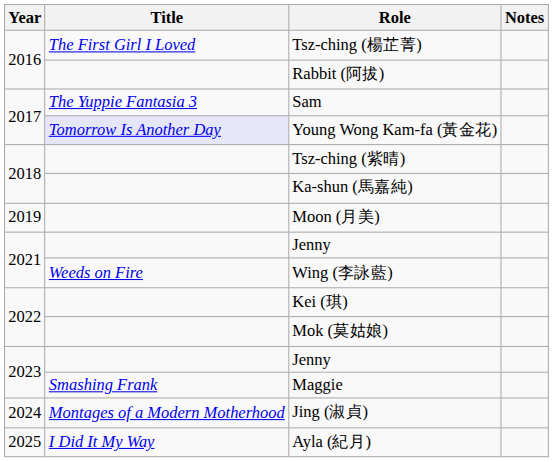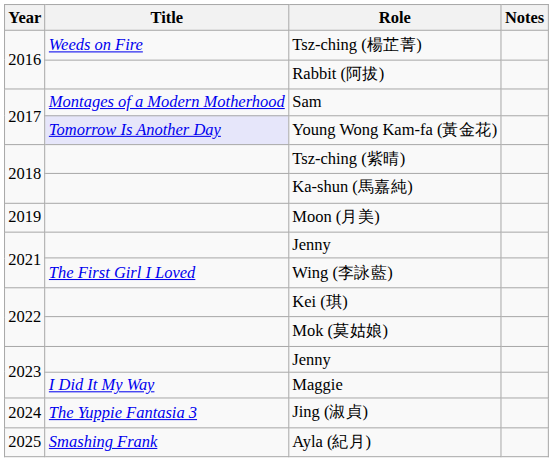(122, 45) The First Girl I Loved -> (96, 45) Weeds on Fire
(123, 102) The Yuppie Fantasia 3 -> (167, 102) Montages of a Modern Motherhood
(96, 272) Weeds on Fire -> (122, 272) The First Girl I Loved
(103, 385) Smashing Frank -> (102, 385) I Did It My Way
(167, 412) Montages of a Modern Motherhood -> (123, 412) The Yuppie Fantasia 3
(102, 442) I Did It My Way -> (103, 442) Smashing Frank
